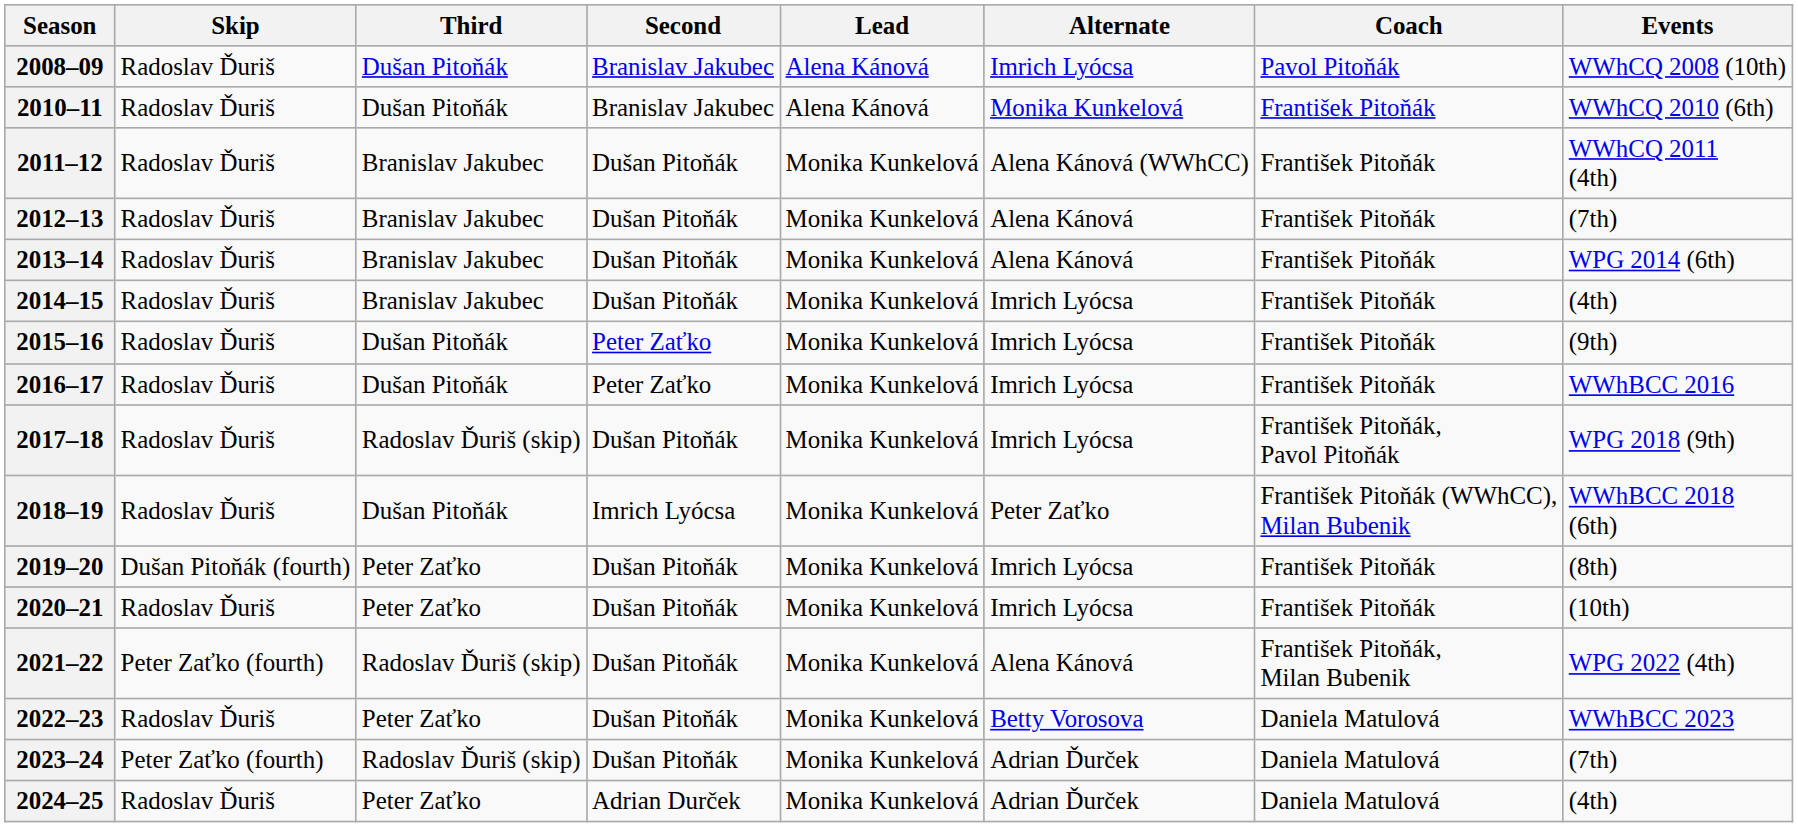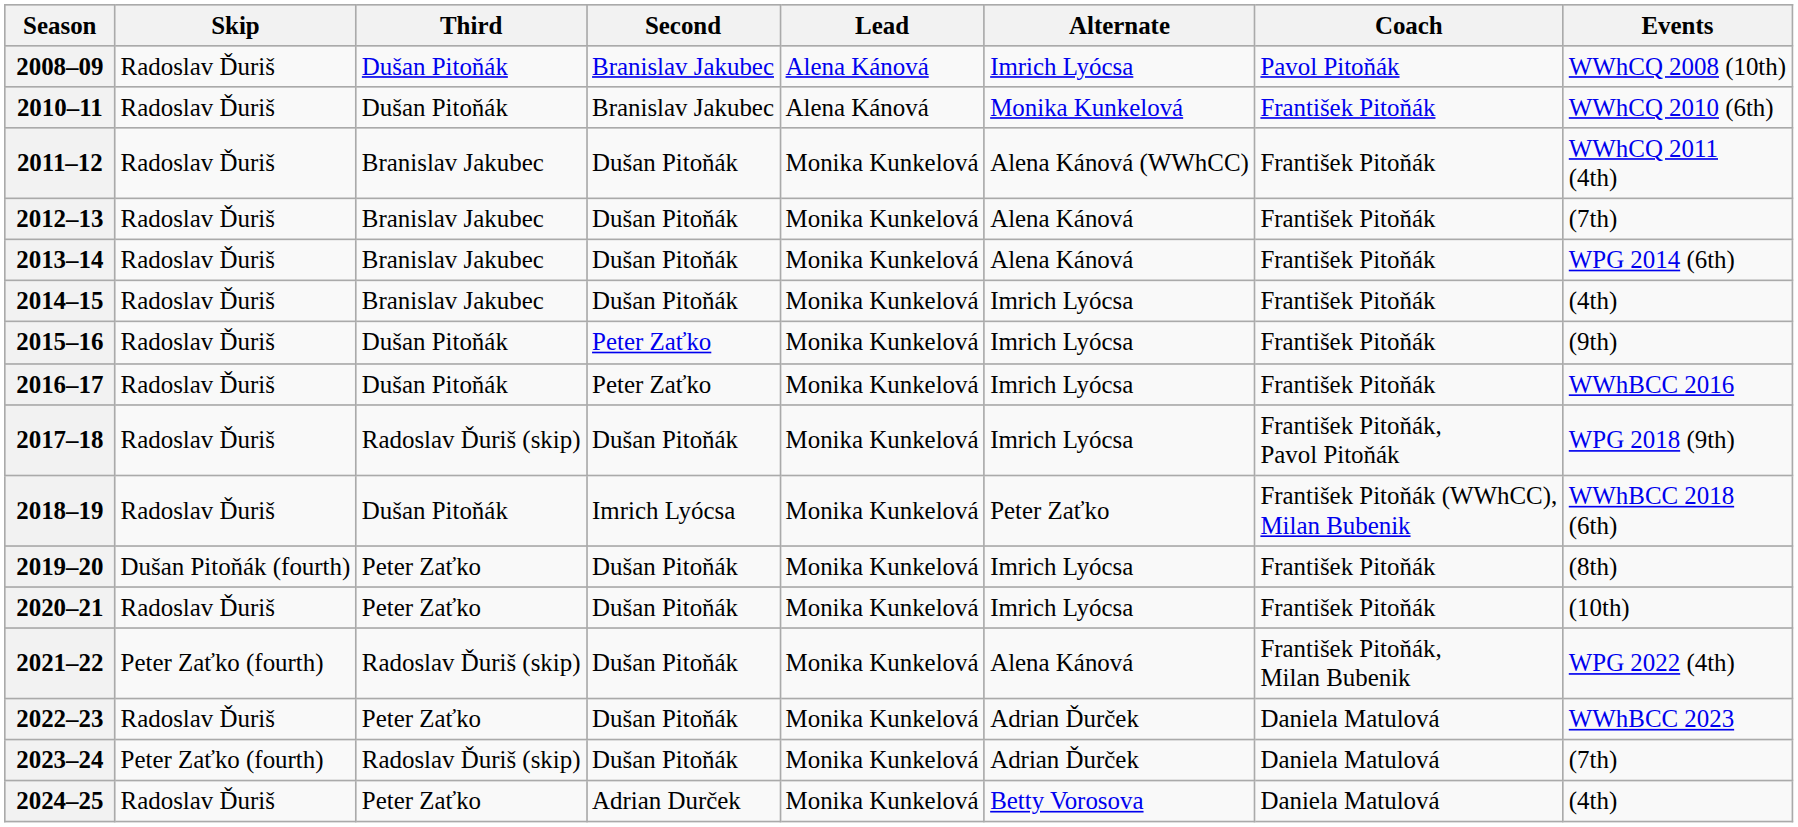(1067, 718) Betty Vorosova -> (1065, 718) Adrian Ďurček
(1065, 800) Adrian Ďurček -> (1067, 800) Betty Vorosova
